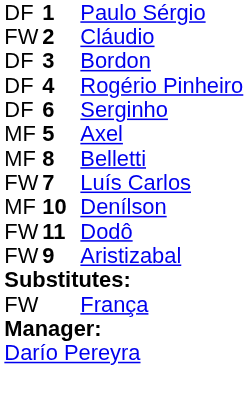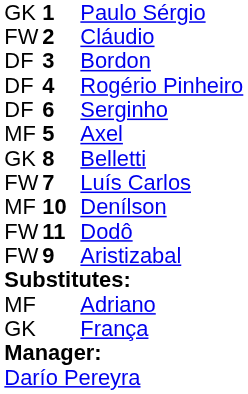(19, 12) DF -> (20, 12) GK
(20, 158) MF -> (20, 158) GK
+ row: (118, 304)
(21, 304) FW -> (20, 328) GK
